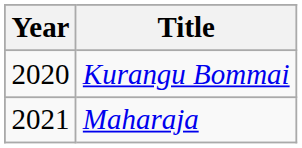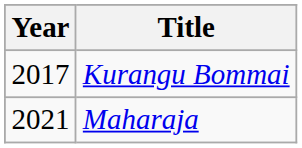(41, 73) 2020 -> (41, 73) 2017
